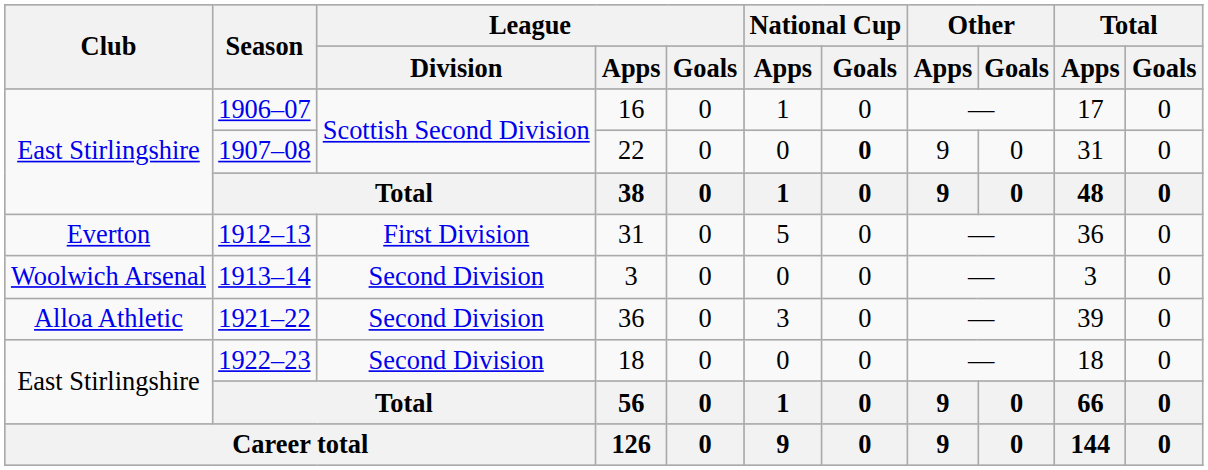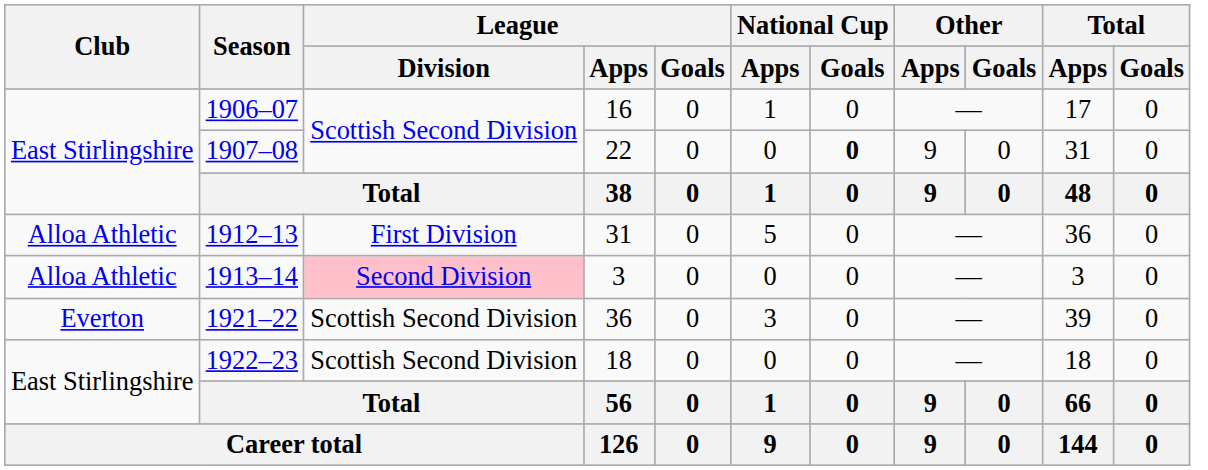(108, 234) Everton -> (102, 234) Alloa Athletic
(108, 276) Woolwich Arsenal -> (102, 276) Alloa Athletic
(456, 276) no background -> (444, 276) pink background
(108, 318) Alloa Athletic -> (102, 318) Everton
(456, 318) Second Division -> (444, 318) Scottish Second Division
(456, 360) Second Division -> (444, 360) Scottish Second Division
